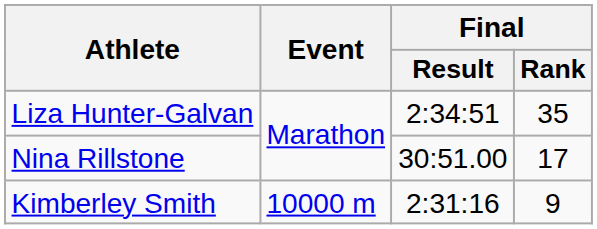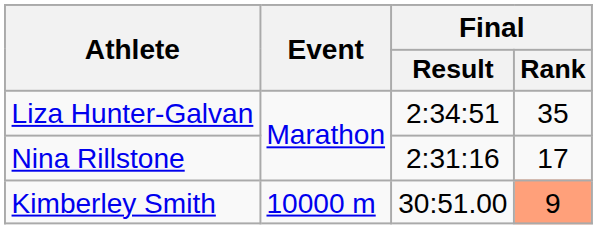(453, 158) 30:51.00 -> (453, 158) 2:31:16
(453, 202) 2:31:16 -> (453, 202) 30:51.00
(553, 202) no background -> (553, 202) lightsalmon background
